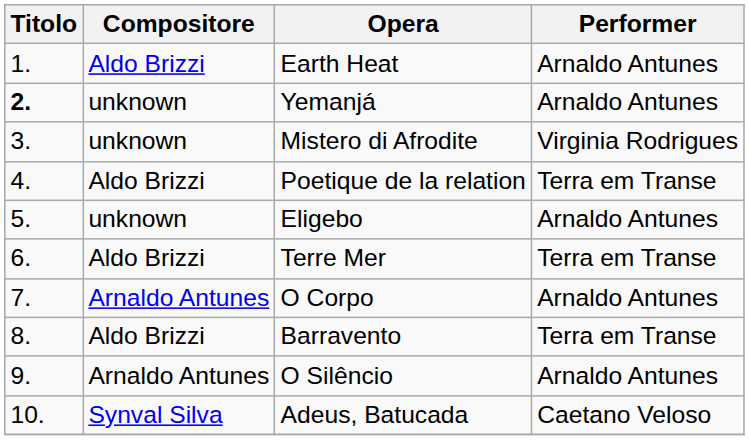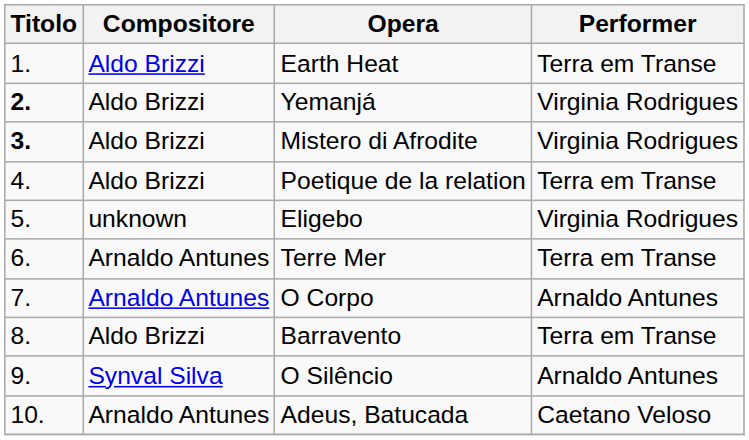(628, 63) Arnaldo Antunes -> (627, 63) Terra em Transe
(138, 102) unknown -> (147, 102) Aldo Brizzi
(628, 102) Arnaldo Antunes -> (638, 102) Virginia Rodrigues
(21, 141) normal -> (21, 141) bold
(138, 141) unknown -> (147, 141) Aldo Brizzi
(628, 219) Arnaldo Antunes -> (638, 219) Virginia Rodrigues
(147, 258) Aldo Brizzi -> (179, 258) Arnaldo Antunes
(179, 375) Arnaldo Antunes -> (156, 375) Synval Silva
(156, 414) Synval Silva -> (179, 414) Arnaldo Antunes
